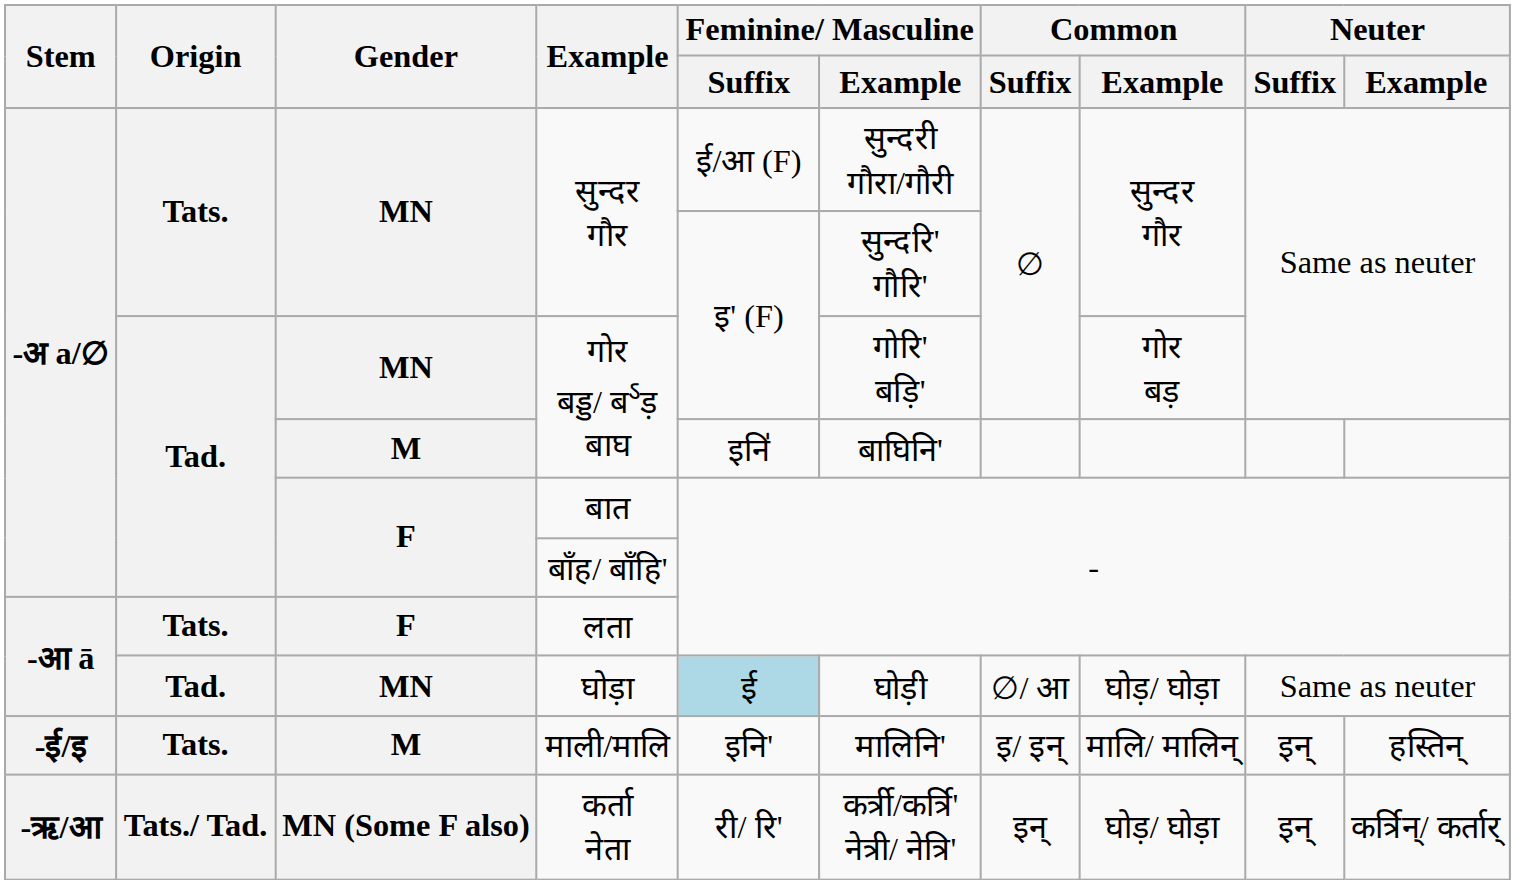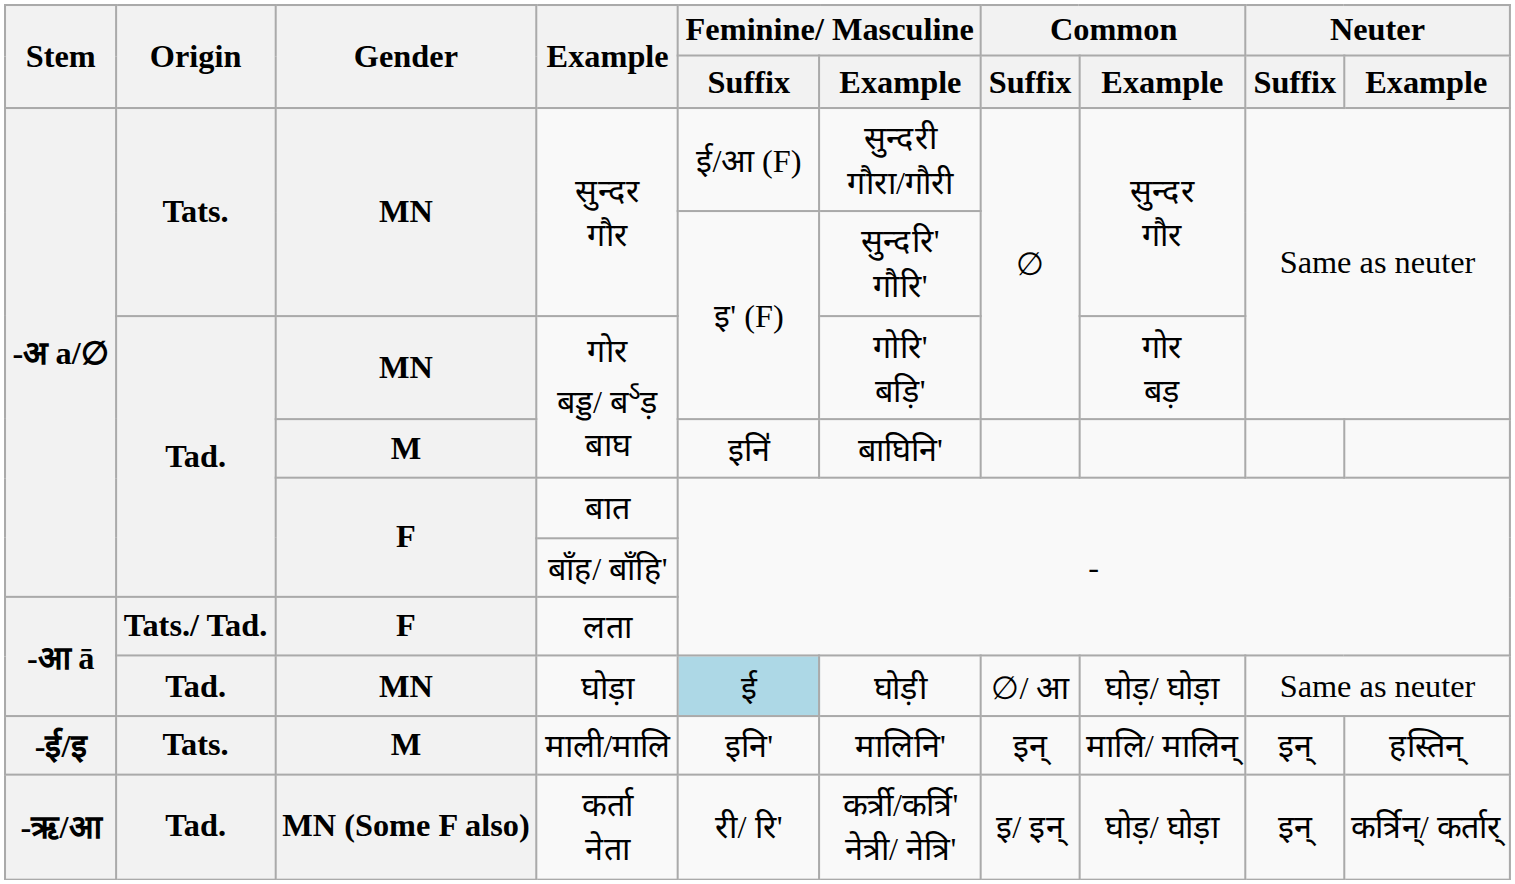(196, 626) Tats. -> (196, 626) Tats./ Tad.
(1030, 746) इ/ इन् -> (1030, 746) इन्
(196, 826) Tats./ Tad. -> (196, 826) Tad.
(1030, 828) इन् -> (1030, 828) इ/ इन्
